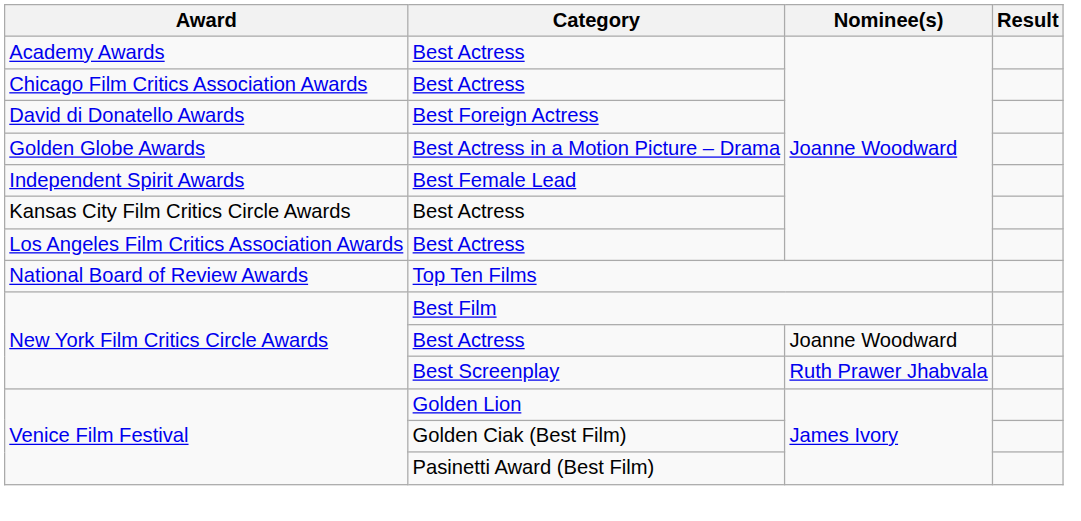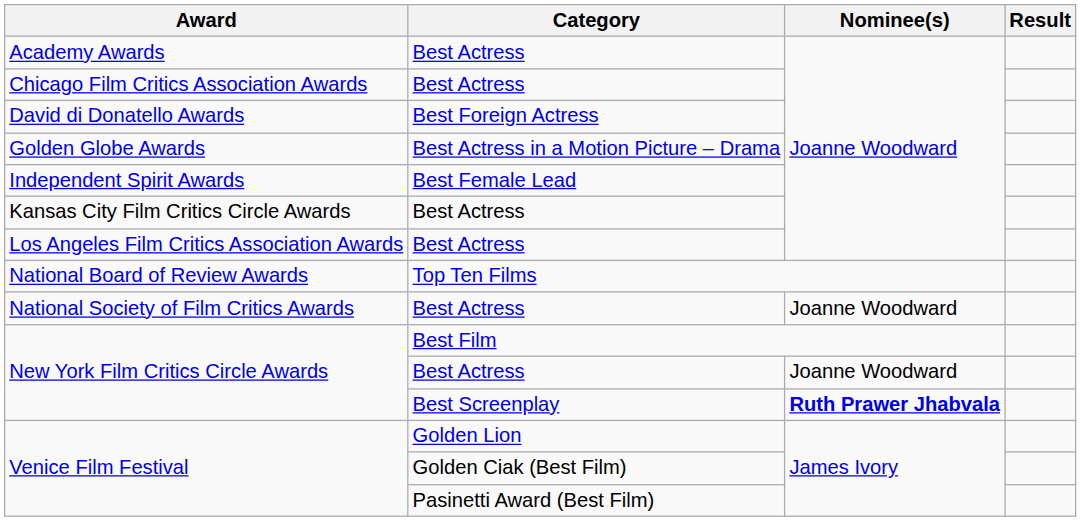+ row: (182, 308)
(889, 372) normal -> (895, 404) bold
